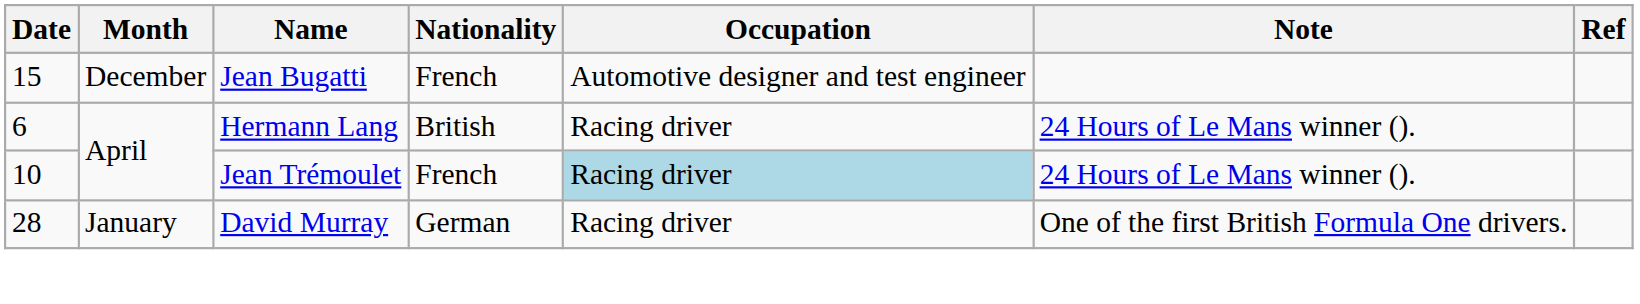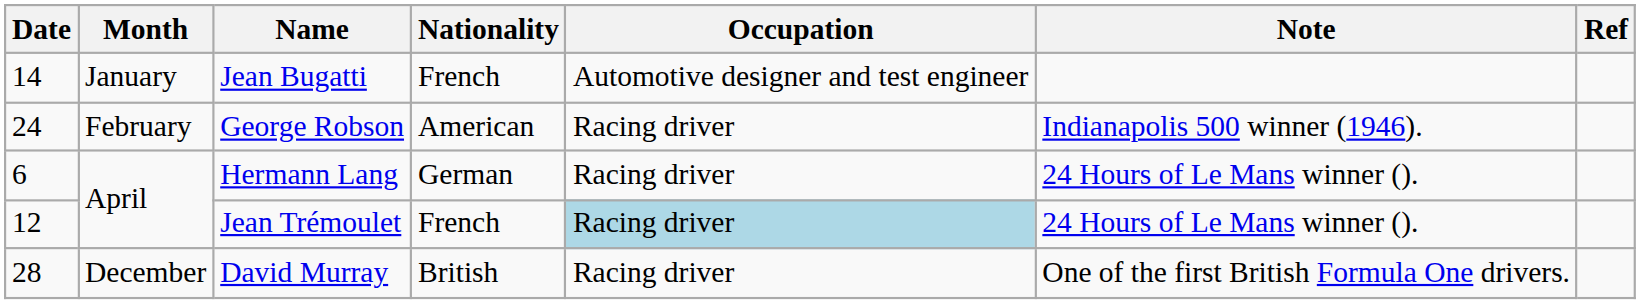(27, 77) 15 -> (27, 77) 14
(146, 77) December -> (131, 77) January
+ row: (312, 125)
(455, 125) British -> (466, 174) German
(27, 174) 10 -> (27, 223) 12
(131, 223) January -> (146, 271) December
(463, 223) German -> (458, 271) British
